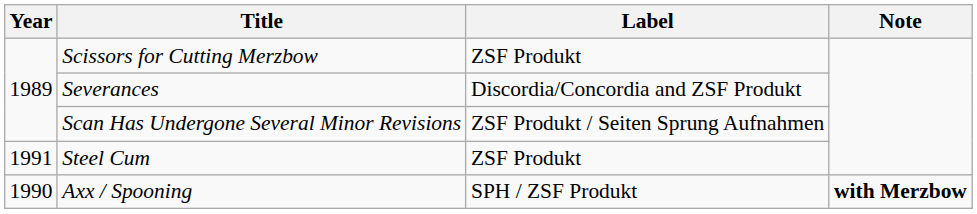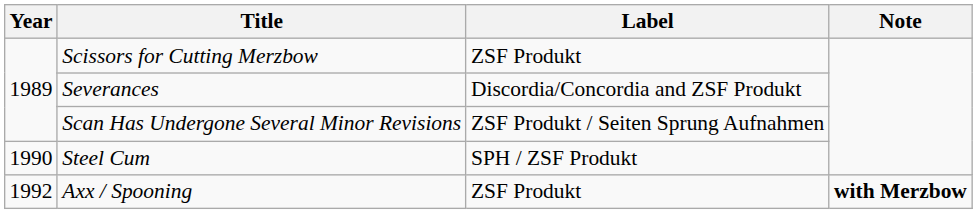(31, 157) 1991 -> (31, 157) 1990
(526, 157) ZSF Produkt -> (554, 157) SPH / ZSF Produkt
(31, 191) 1990 -> (31, 191) 1992
(554, 191) SPH / ZSF Produkt -> (526, 191) ZSF Produkt
